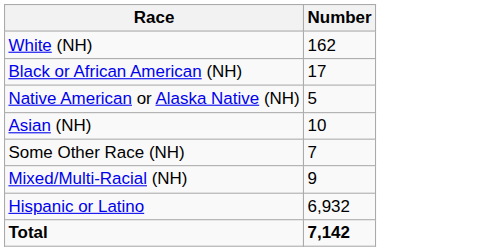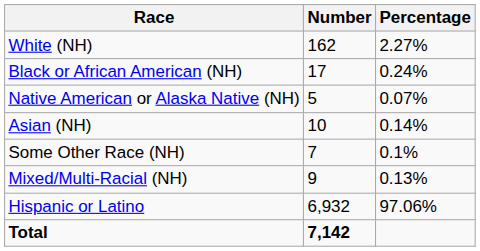+ column: (425, 17)
